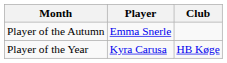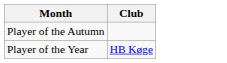- column: (140, 13)
